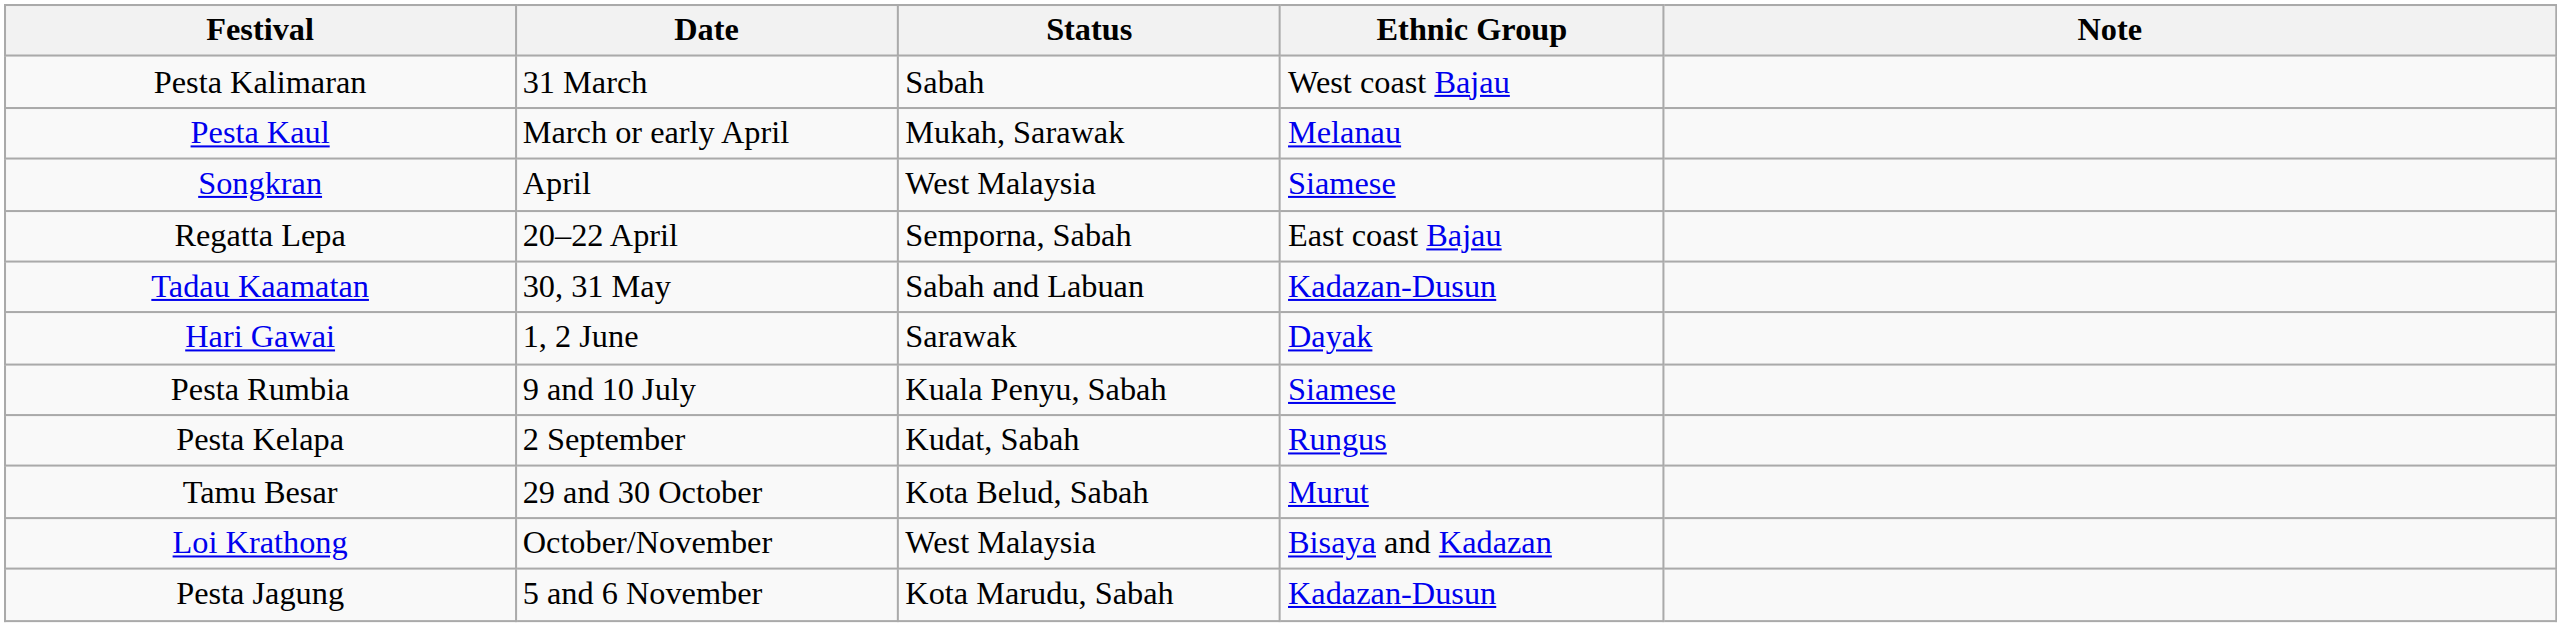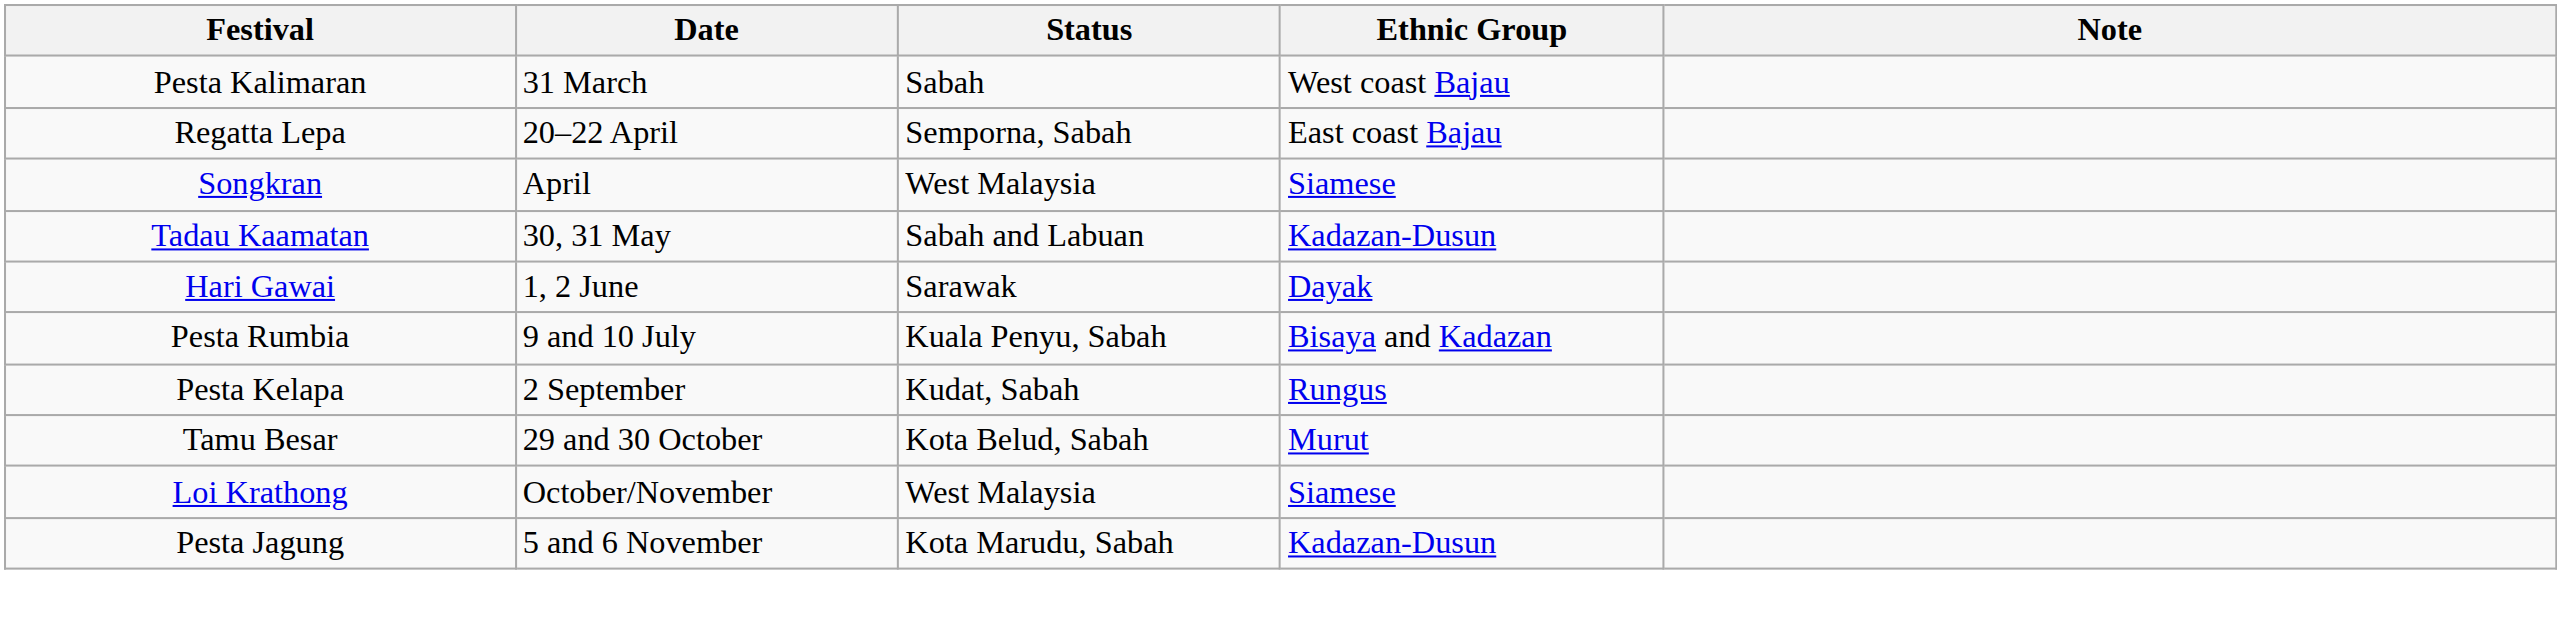- row: (260, 132)
rows swapped: (260, 183) <-> (260, 235)
(1342, 388) Siamese -> (1420, 337) Bisaya and Kadazan
(1420, 542) Bisaya and Kadazan -> (1342, 491) Siamese
